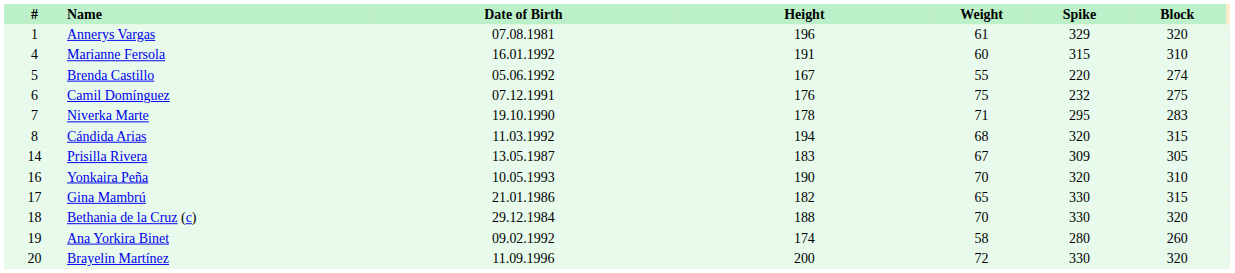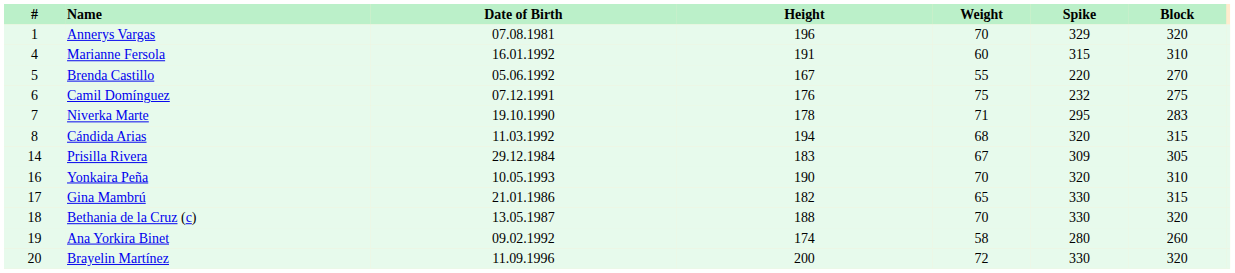(982, 34) 61 -> (982, 34) 70
(1177, 75) 274 -> (1177, 75) 270
(523, 156) 13.05.1987 -> (523, 156) 29.12.1984
(523, 217) 29.12.1984 -> (523, 217) 13.05.1987
